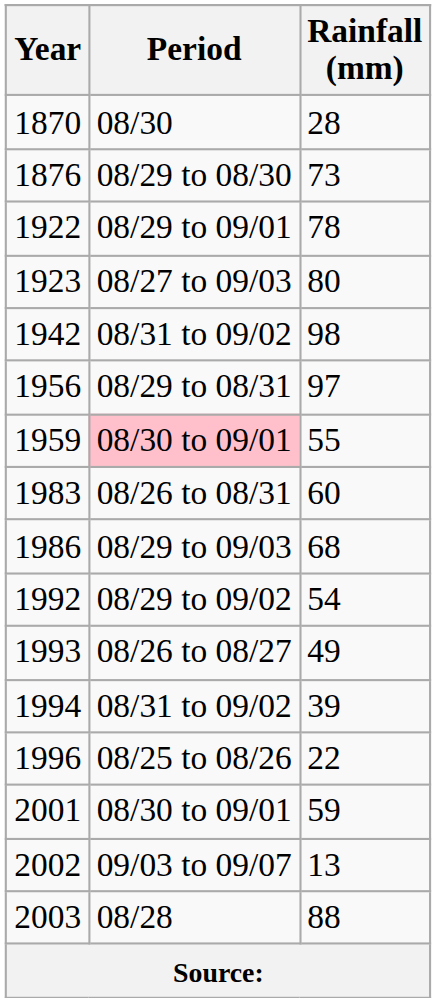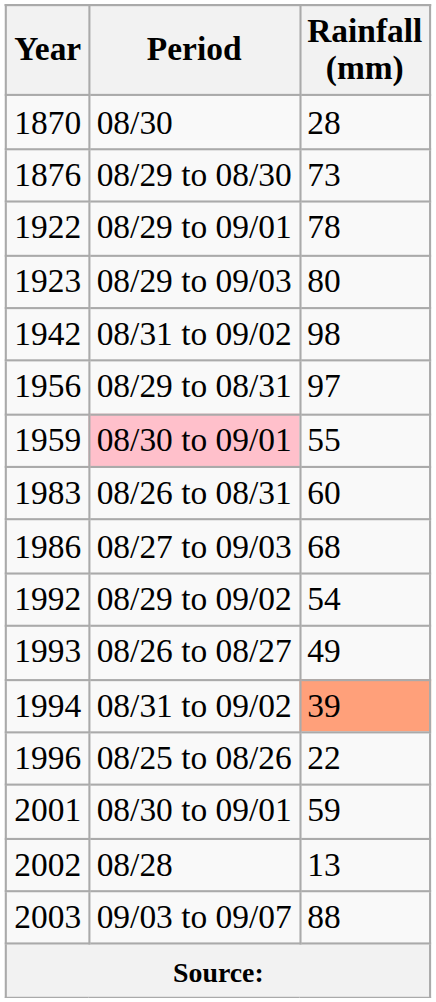(194, 280) 08/27 to 09/03 -> (194, 280) 08/29 to 09/03
(194, 545) 08/29 to 09/03 -> (194, 545) 08/27 to 09/03
(324, 705) no background -> (324, 705) lightsalmon background
(194, 864) 09/03 to 09/07 -> (135, 864) 08/28
(135, 917) 08/28 -> (194, 917) 09/03 to 09/07
